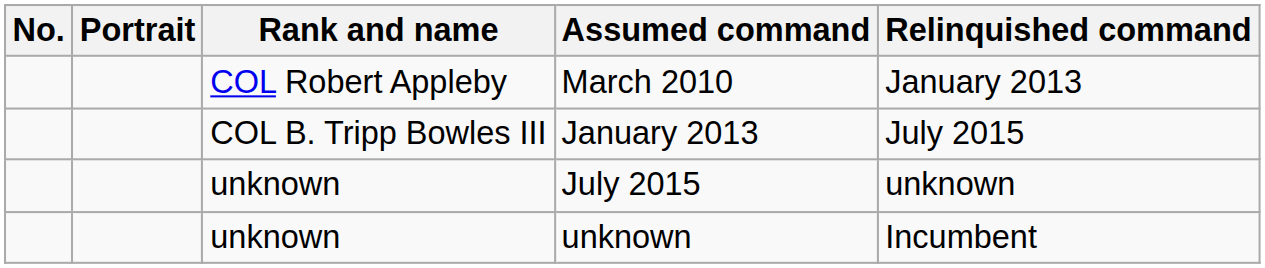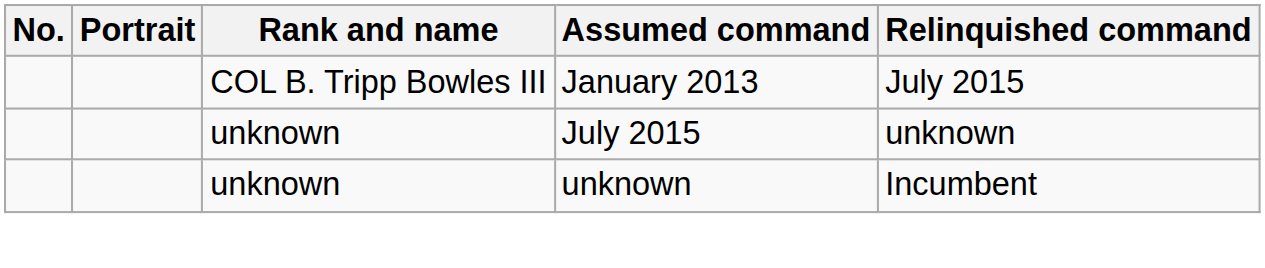- row: (647, 81)
